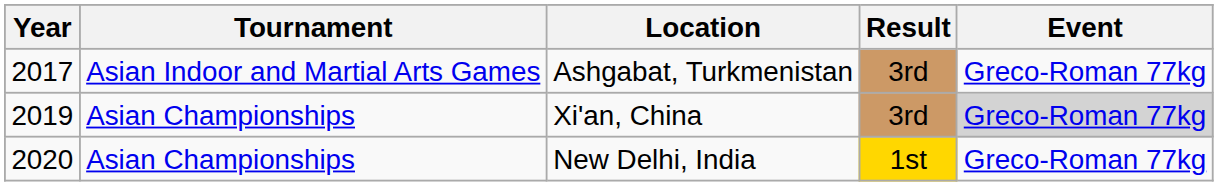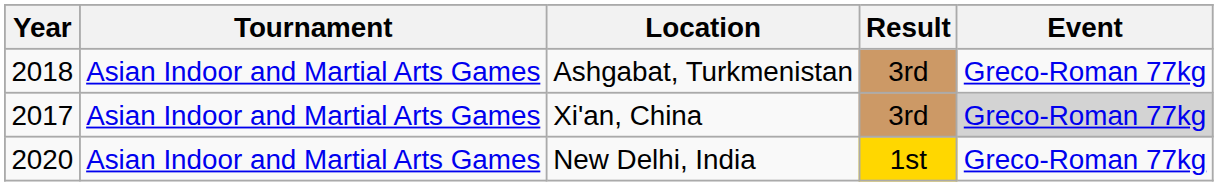(42, 71) 2017 -> (42, 71) 2018
(42, 115) 2019 -> (42, 115) 2017
(221, 115) Asian Championships -> (313, 115) Asian Indoor and Martial Arts Games
(221, 159) Asian Championships -> (313, 159) Asian Indoor and Martial Arts Games
